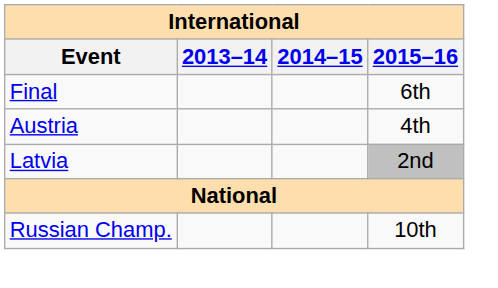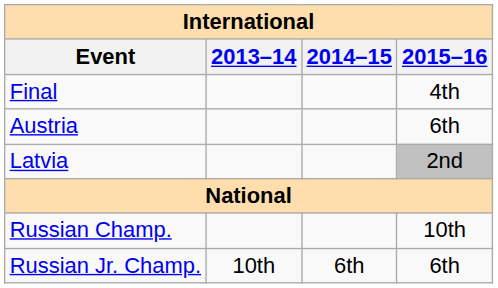(415, 91) 6th -> (445, 91) 4th
(415, 126) 4th -> (445, 126) 6th
+ row: (105, 265)
